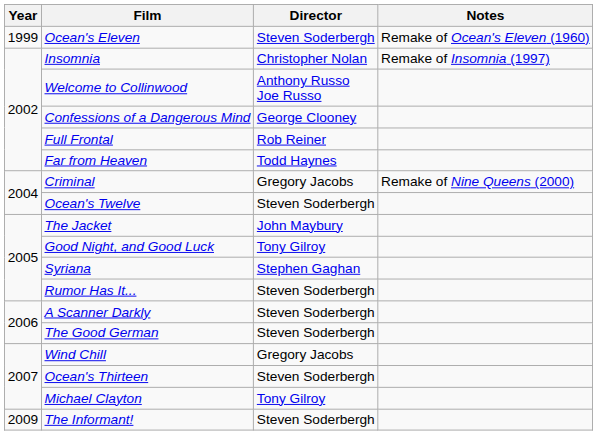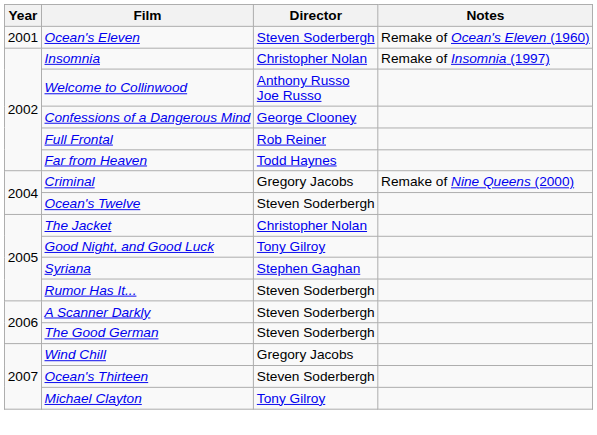(23, 37) 1999 -> (23, 37) 2001
(300, 225) John Maybury -> (312, 225) Christopher Nolan
- row: (89, 420)
